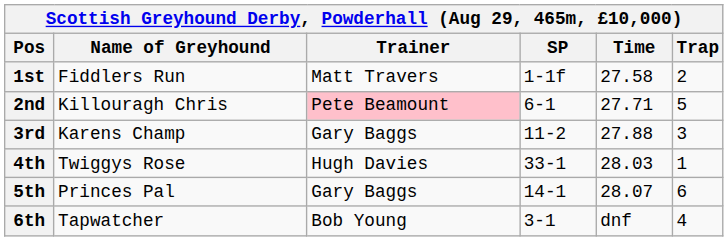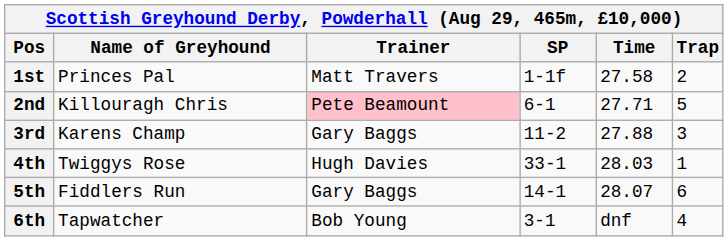(122, 77) Fiddlers Run -> (116, 77) Princes Pal
(116, 192) Princes Pal -> (122, 192) Fiddlers Run
